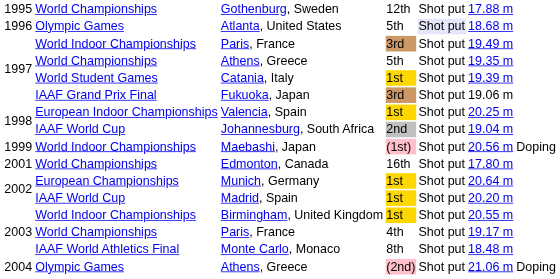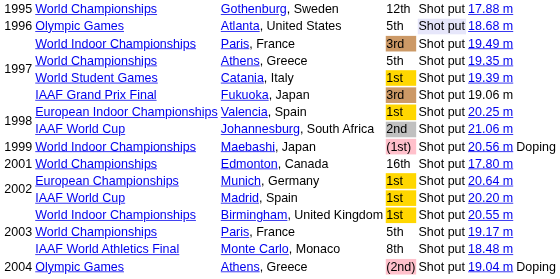(491, 129) 19.04 m -> (491, 129) 21.06 m
(395, 232) 4th -> (395, 232) 5th
(491, 266) 21.06 m -> (491, 266) 19.04 m
